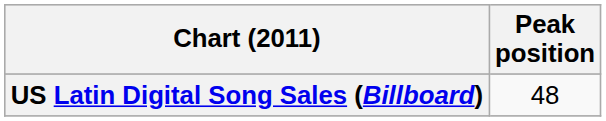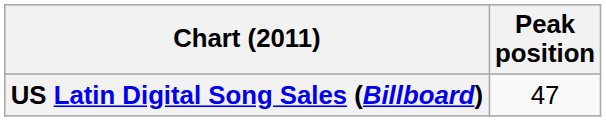(545, 94) 48 -> (545, 94) 47
